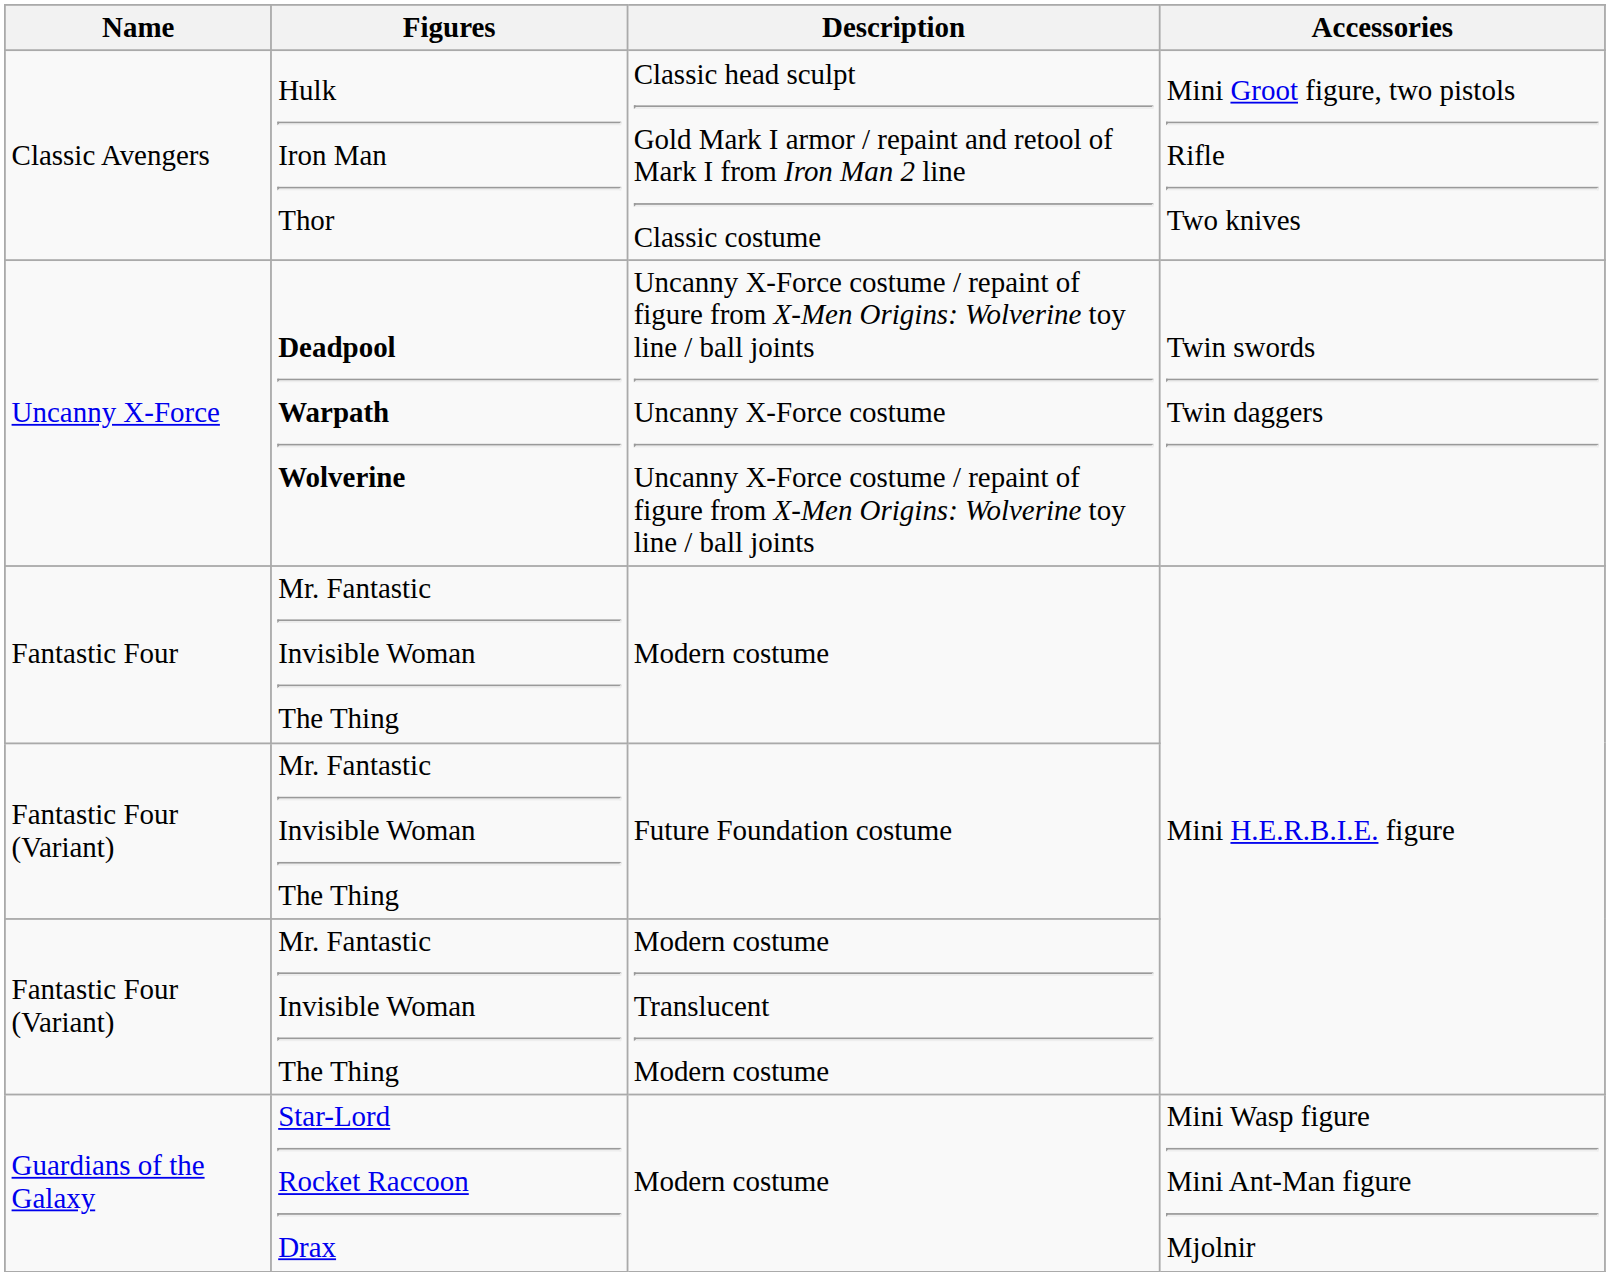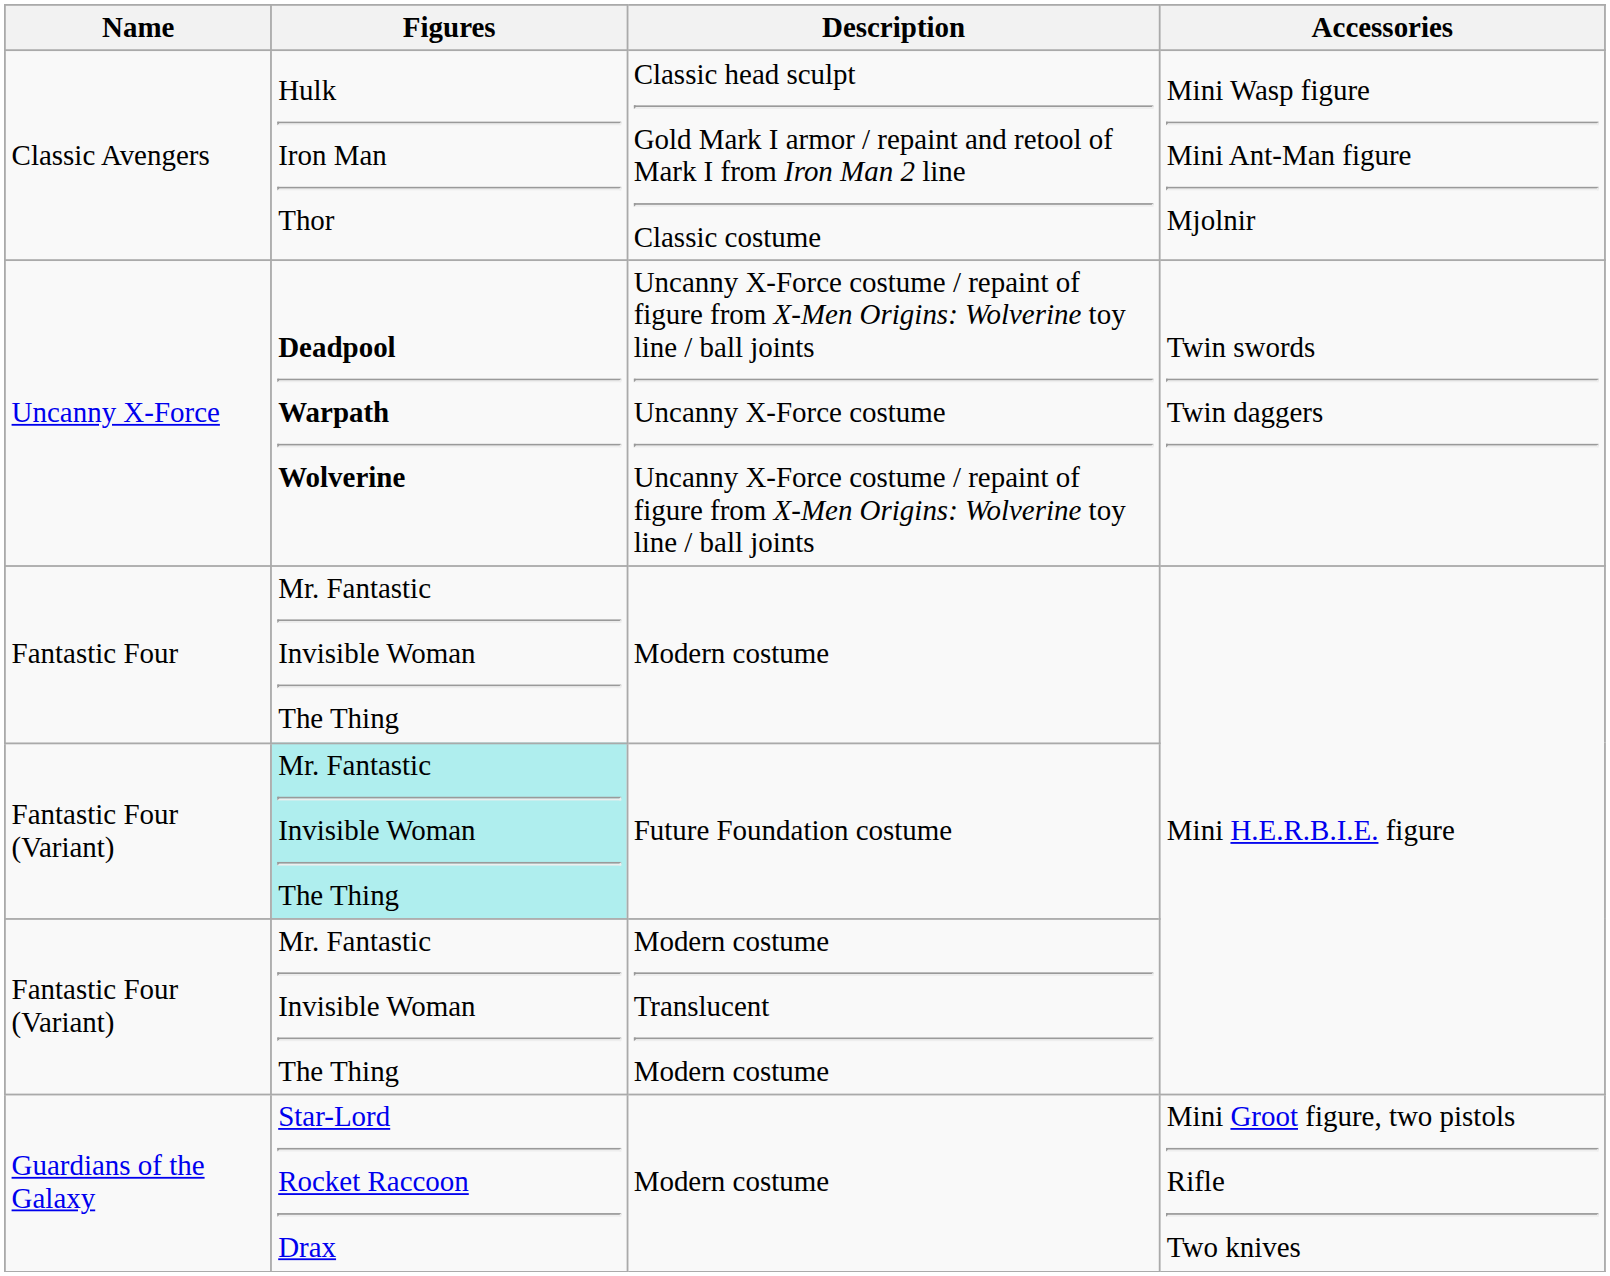(1382, 154) Mini Groot figure, two pistols Rifle Two knives -> (1382, 154) Mini Wasp figure Mini Ant-Man figure Mjolnir
(449, 830) no background -> (449, 830) paleturquoise background
(1382, 1182) Mini Wasp figure Mini Ant-Man figure Mjolnir -> (1382, 1182) Mini Groot figure, two pistols Rifle Two knives
